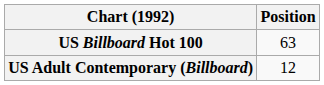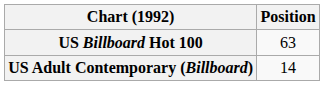(288, 67) 12 -> (288, 67) 14
